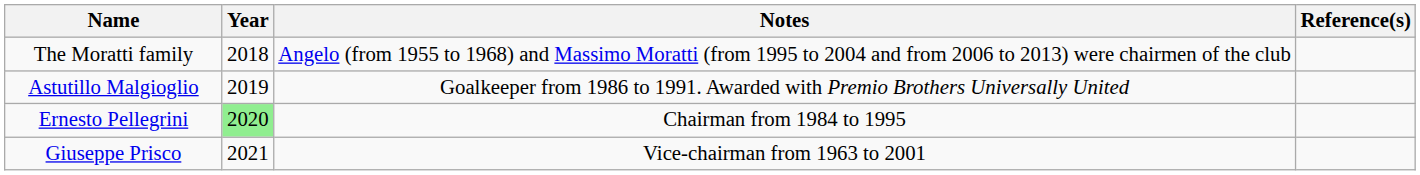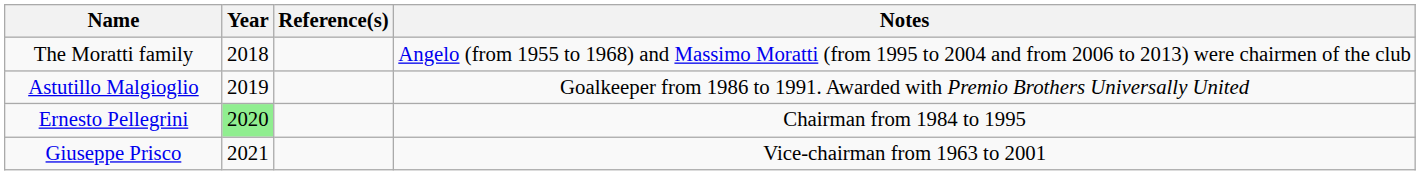columns swapped: (785, 20) <-> (1356, 20)
